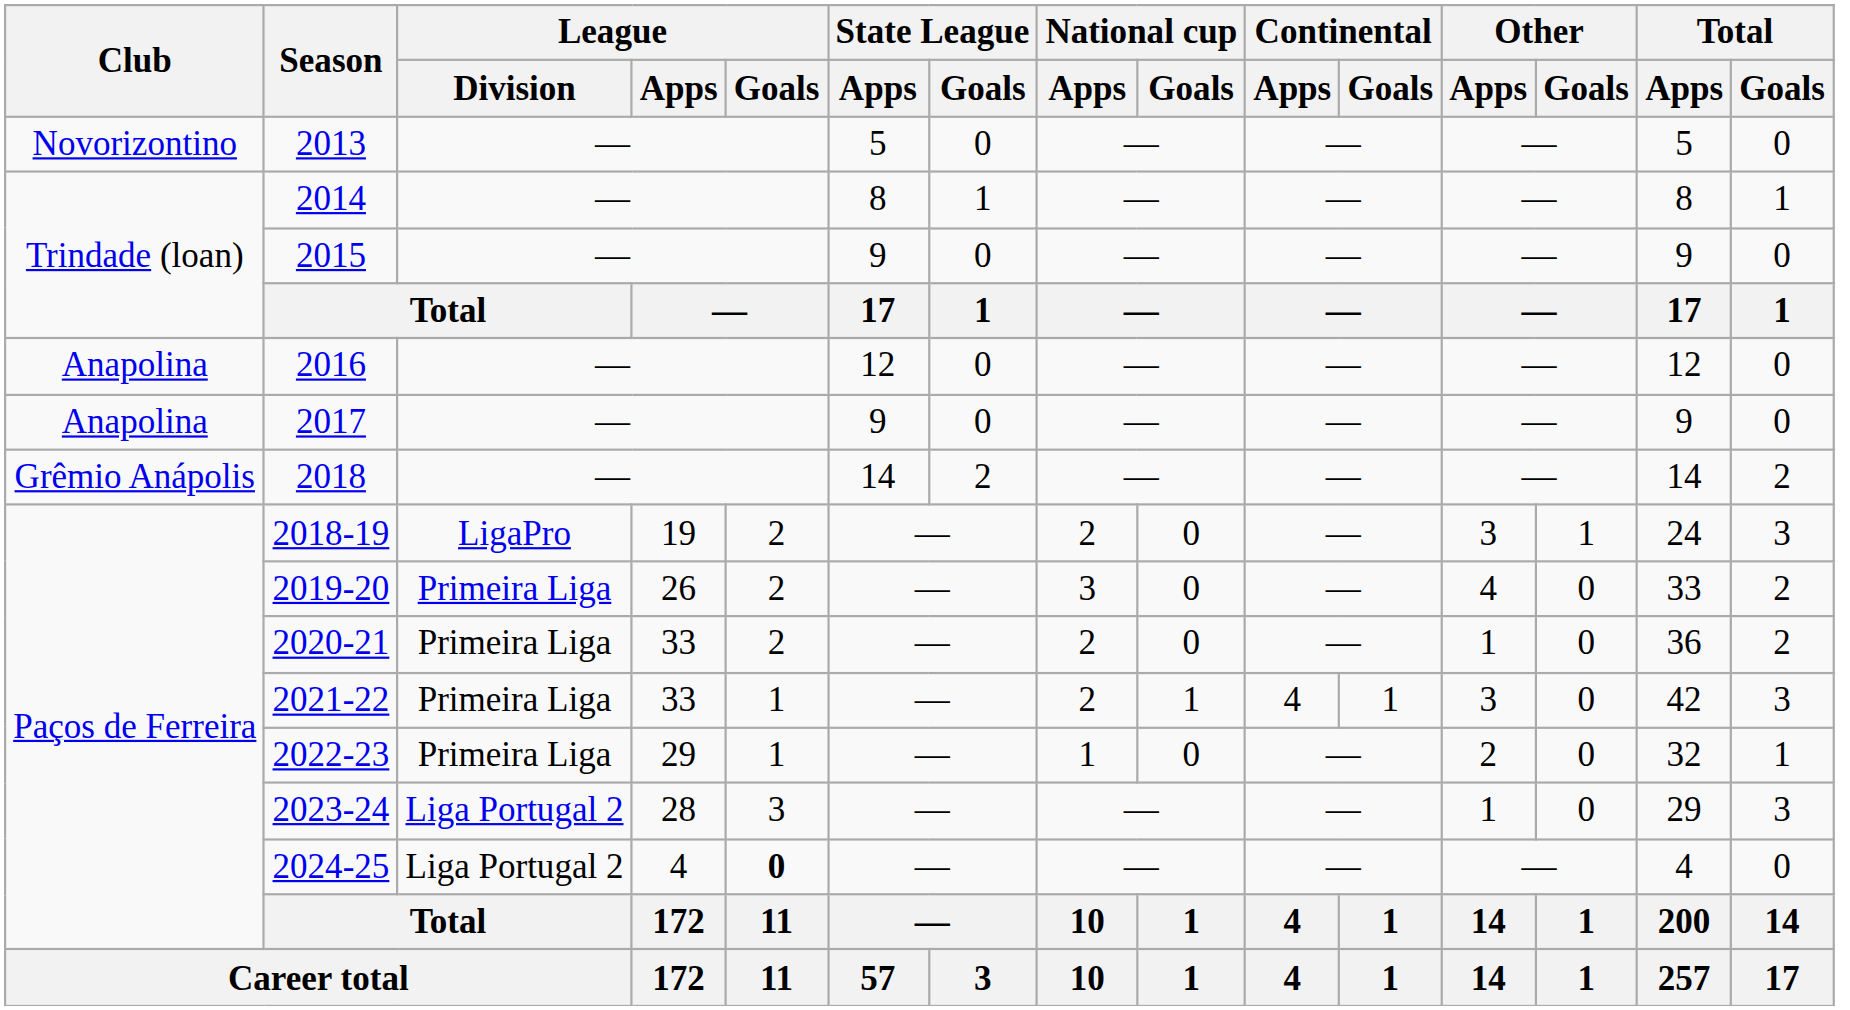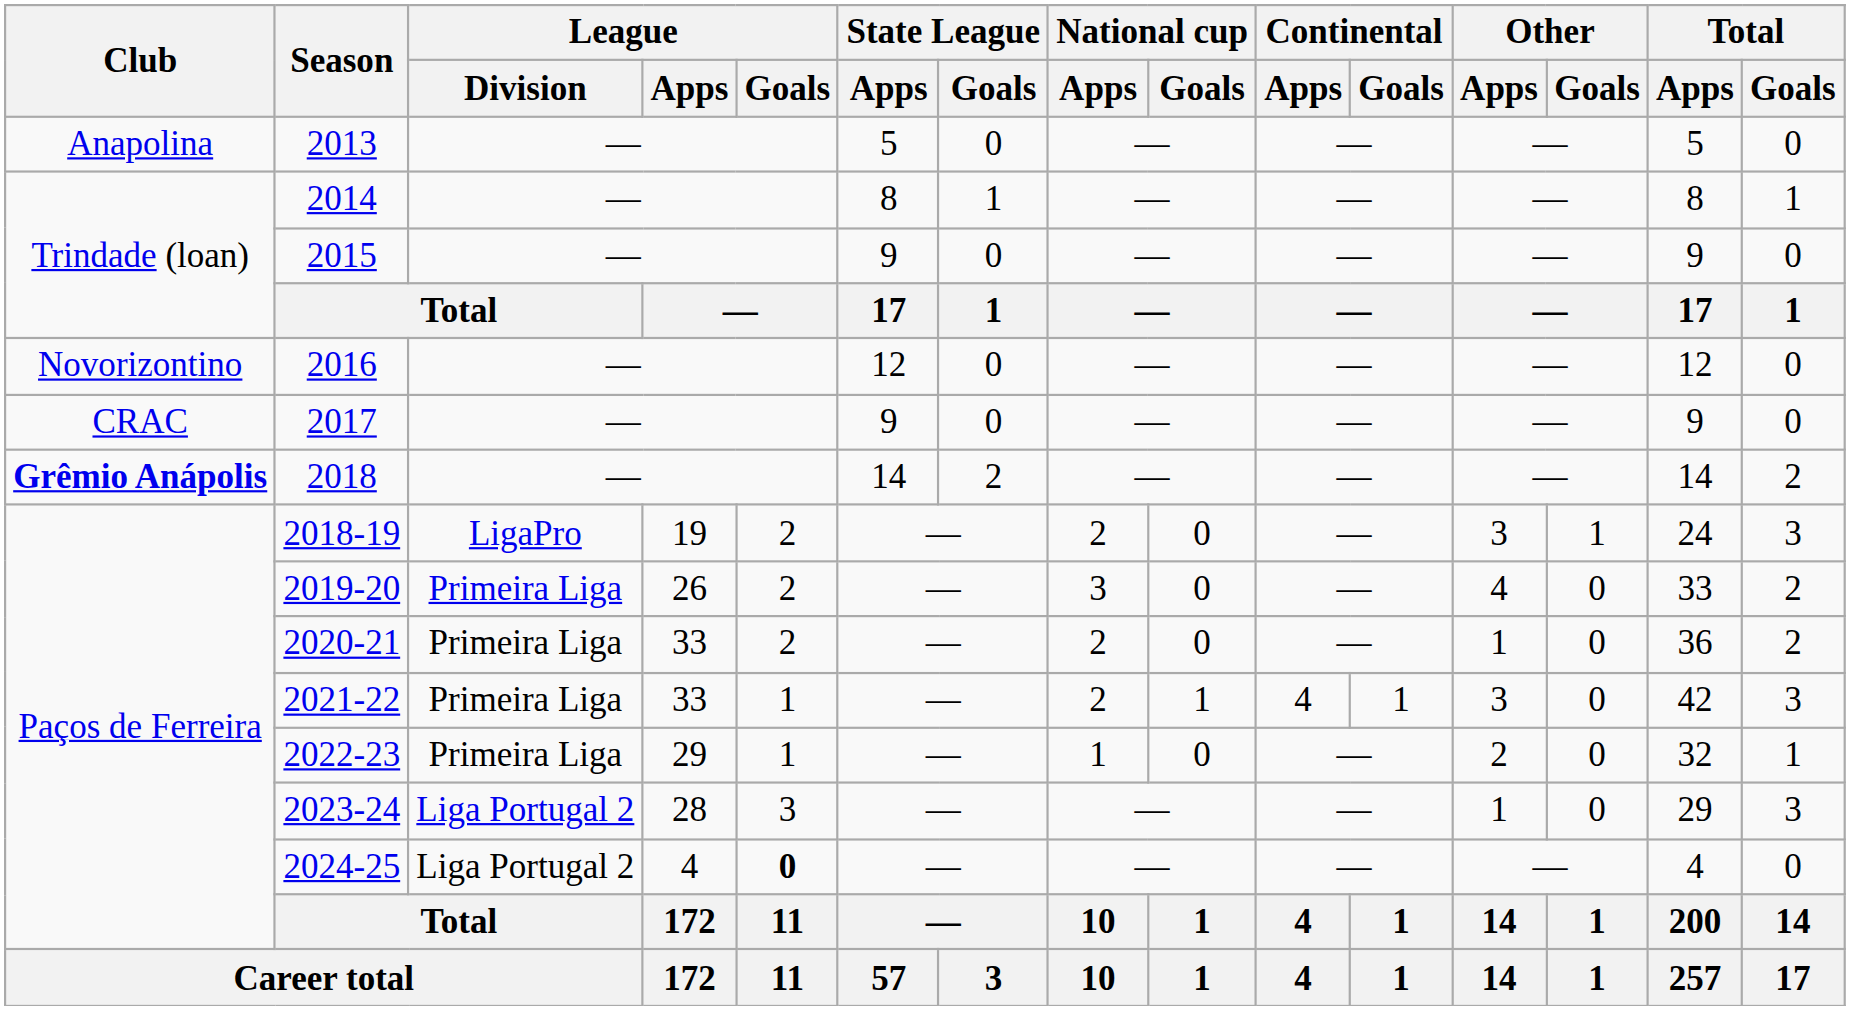(135, 143) Novorizontino -> (140, 143) Anapolina
(135, 365) Anapolina -> (140, 365) Novorizontino
(135, 421) Anapolina -> (140, 421) CRAC
(135, 476) normal -> (140, 476) bold
